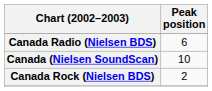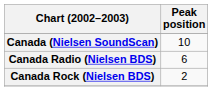rows swapped: (82, 59) <-> (82, 42)
